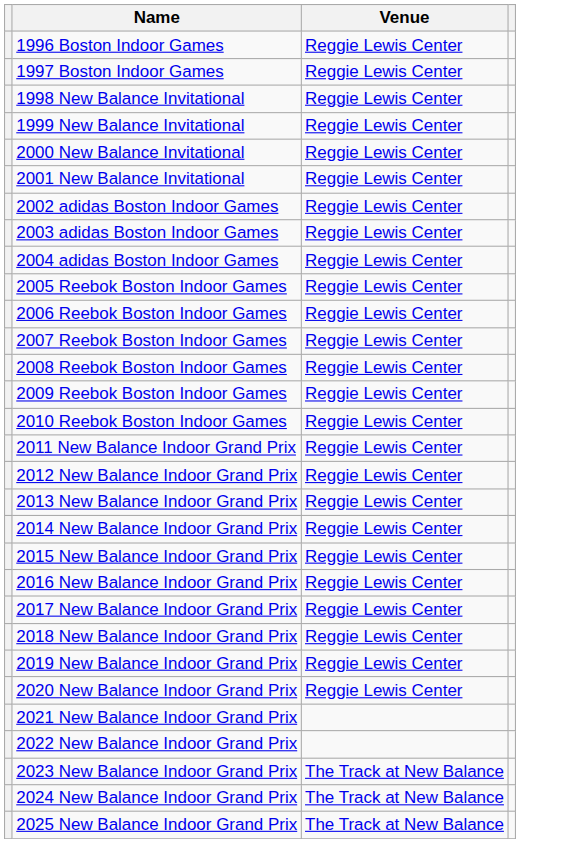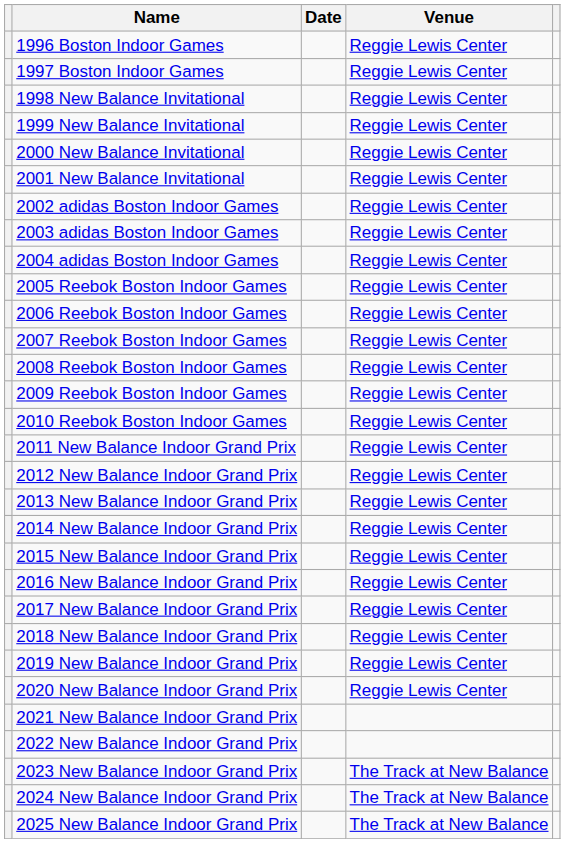+ column: (323, 17)
